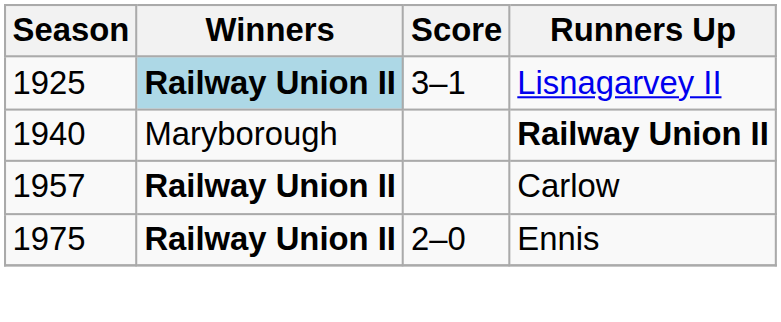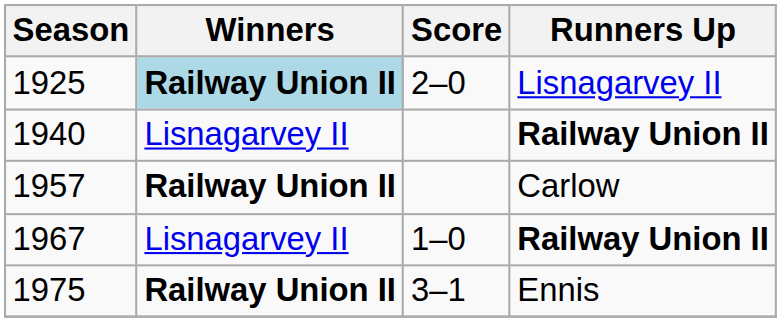(438, 82) 3–1 -> (438, 82) 2–0
(241, 134) Maryborough -> (246, 134) Lisnagarvey II
+ row: (49, 238)
(438, 238) 2–0 -> (438, 290) 3–1
